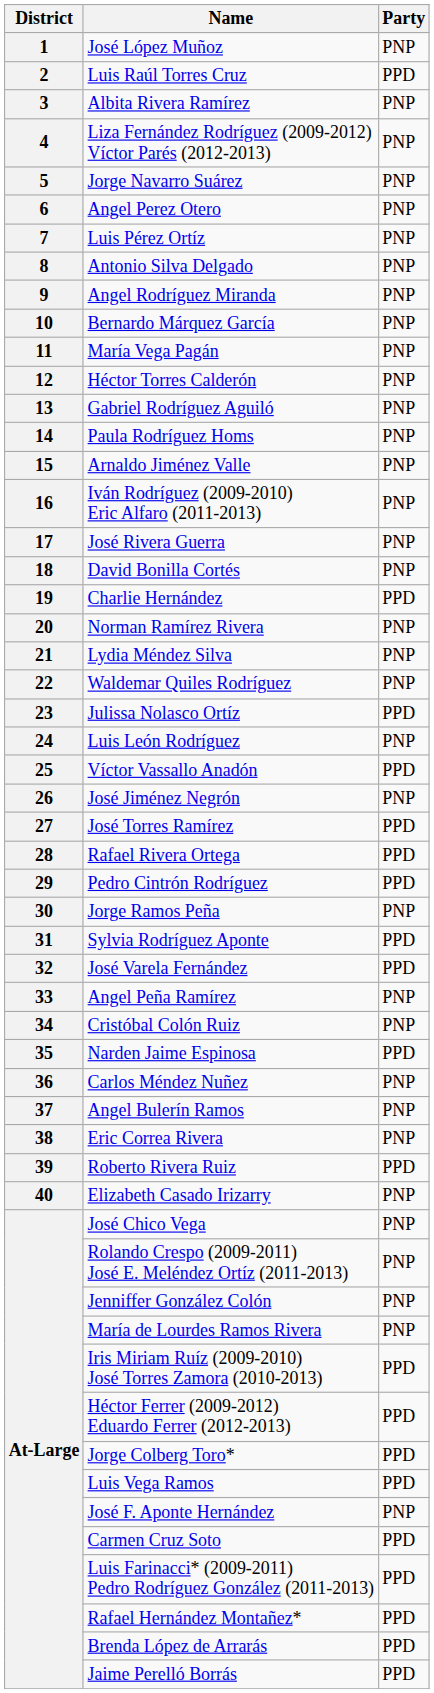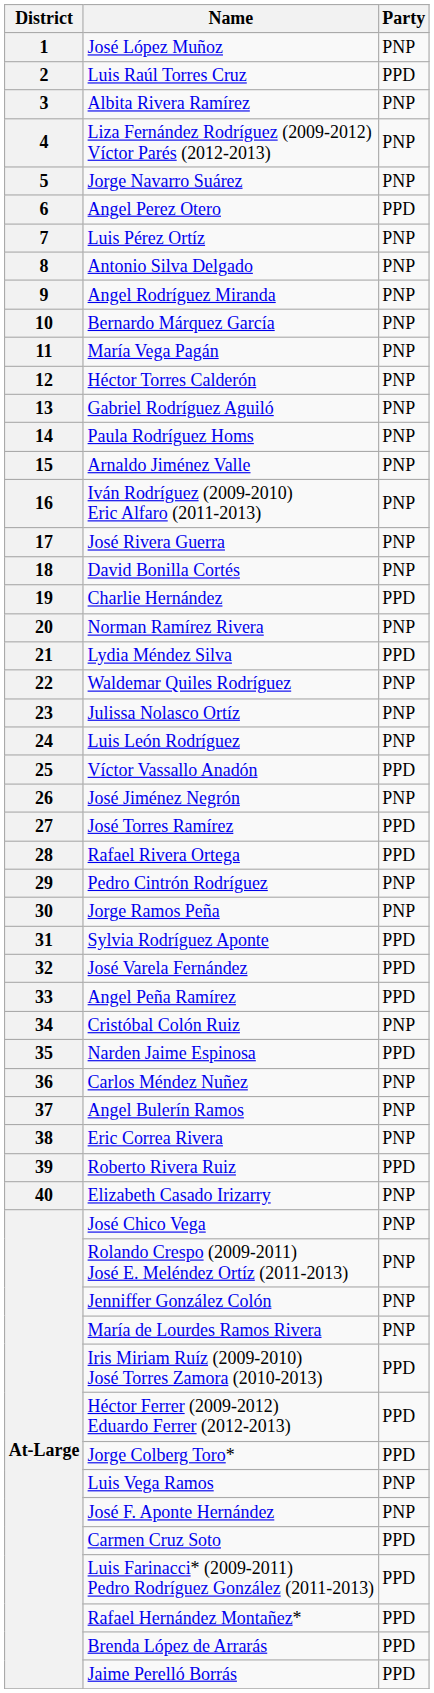(399, 209) PNP -> (399, 209) PPD
(399, 655) PNP -> (399, 655) PPD
(399, 712) PPD -> (399, 712) PNP
(399, 883) PPD -> (399, 883) PNP
(399, 996) PNP -> (399, 996) PPD
(399, 1483) PPD -> (399, 1483) PNP
